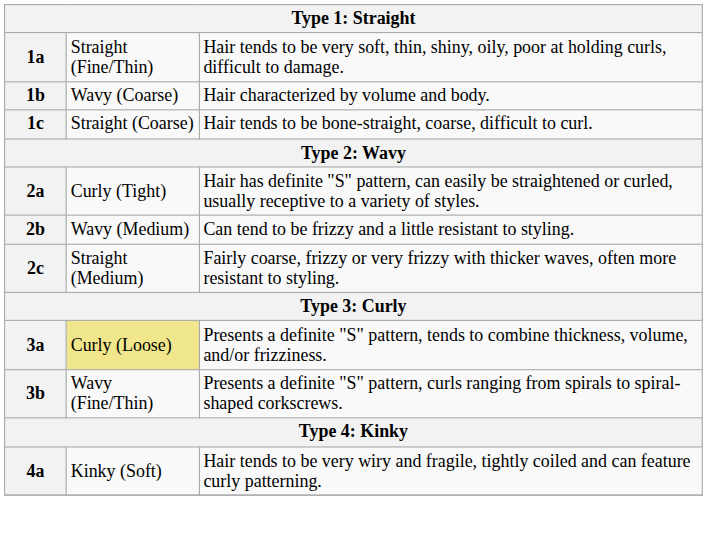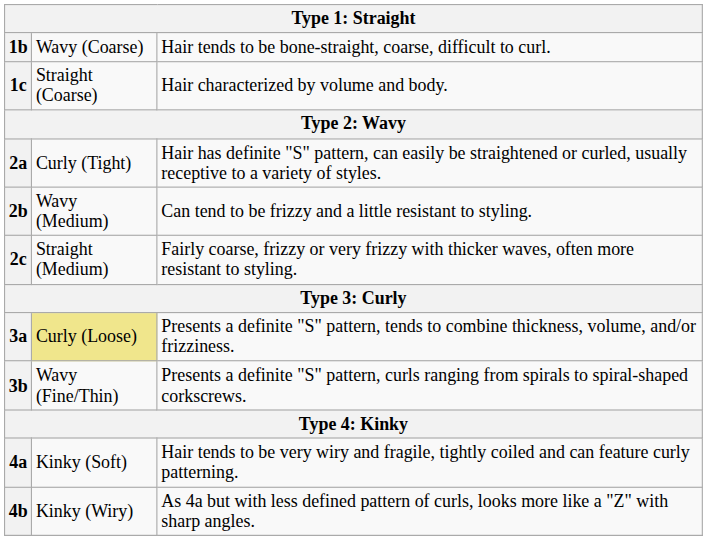- row: (36, 57)
(347, 95) Hair characterized by volume and body. -> (356, 47) Hair tends to be bone-straight, coarse, difficult to curl.
(398, 124) Hair tends to be bone-straight, coarse, difficult to curl. -> (305, 85) Hair characterized by volume and body.
+ row: (18, 510)
